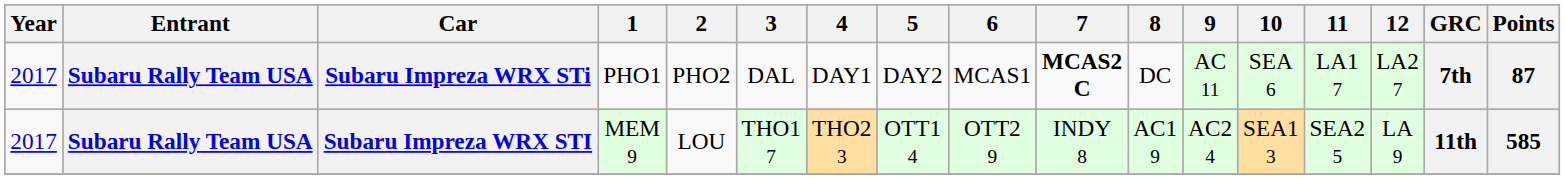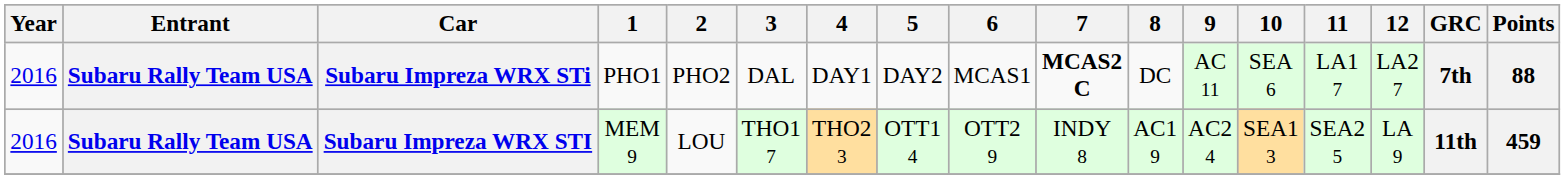(34, 75) 2017 -> (34, 75) 2016
(1523, 75) 87 -> (1523, 75) 88
(34, 141) 2017 -> (34, 141) 2016
(1523, 141) 585 -> (1523, 141) 459
